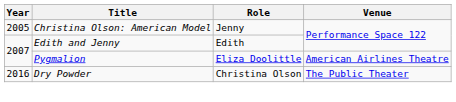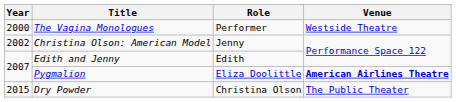+ row: (94, 28)
(18, 28) 2005 -> (18, 43) 2002
(377, 58) normal -> (377, 74) bold
(18, 74) 2016 -> (18, 89) 2015
